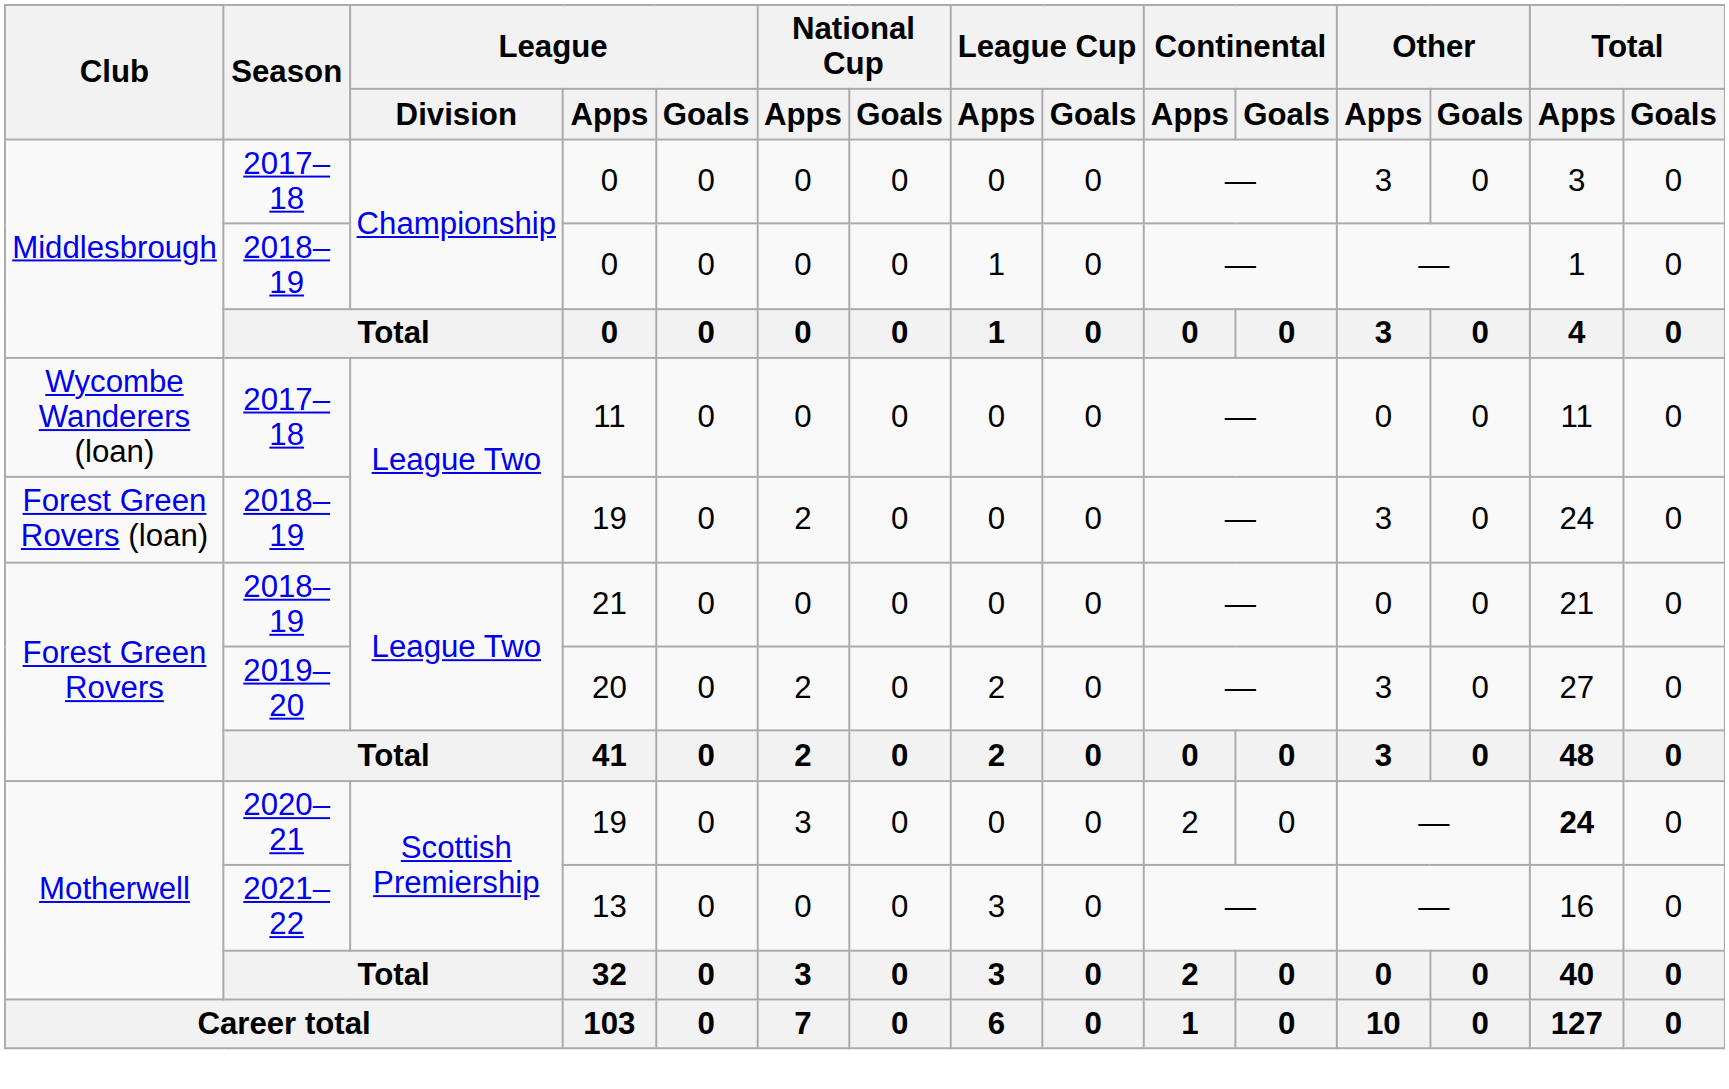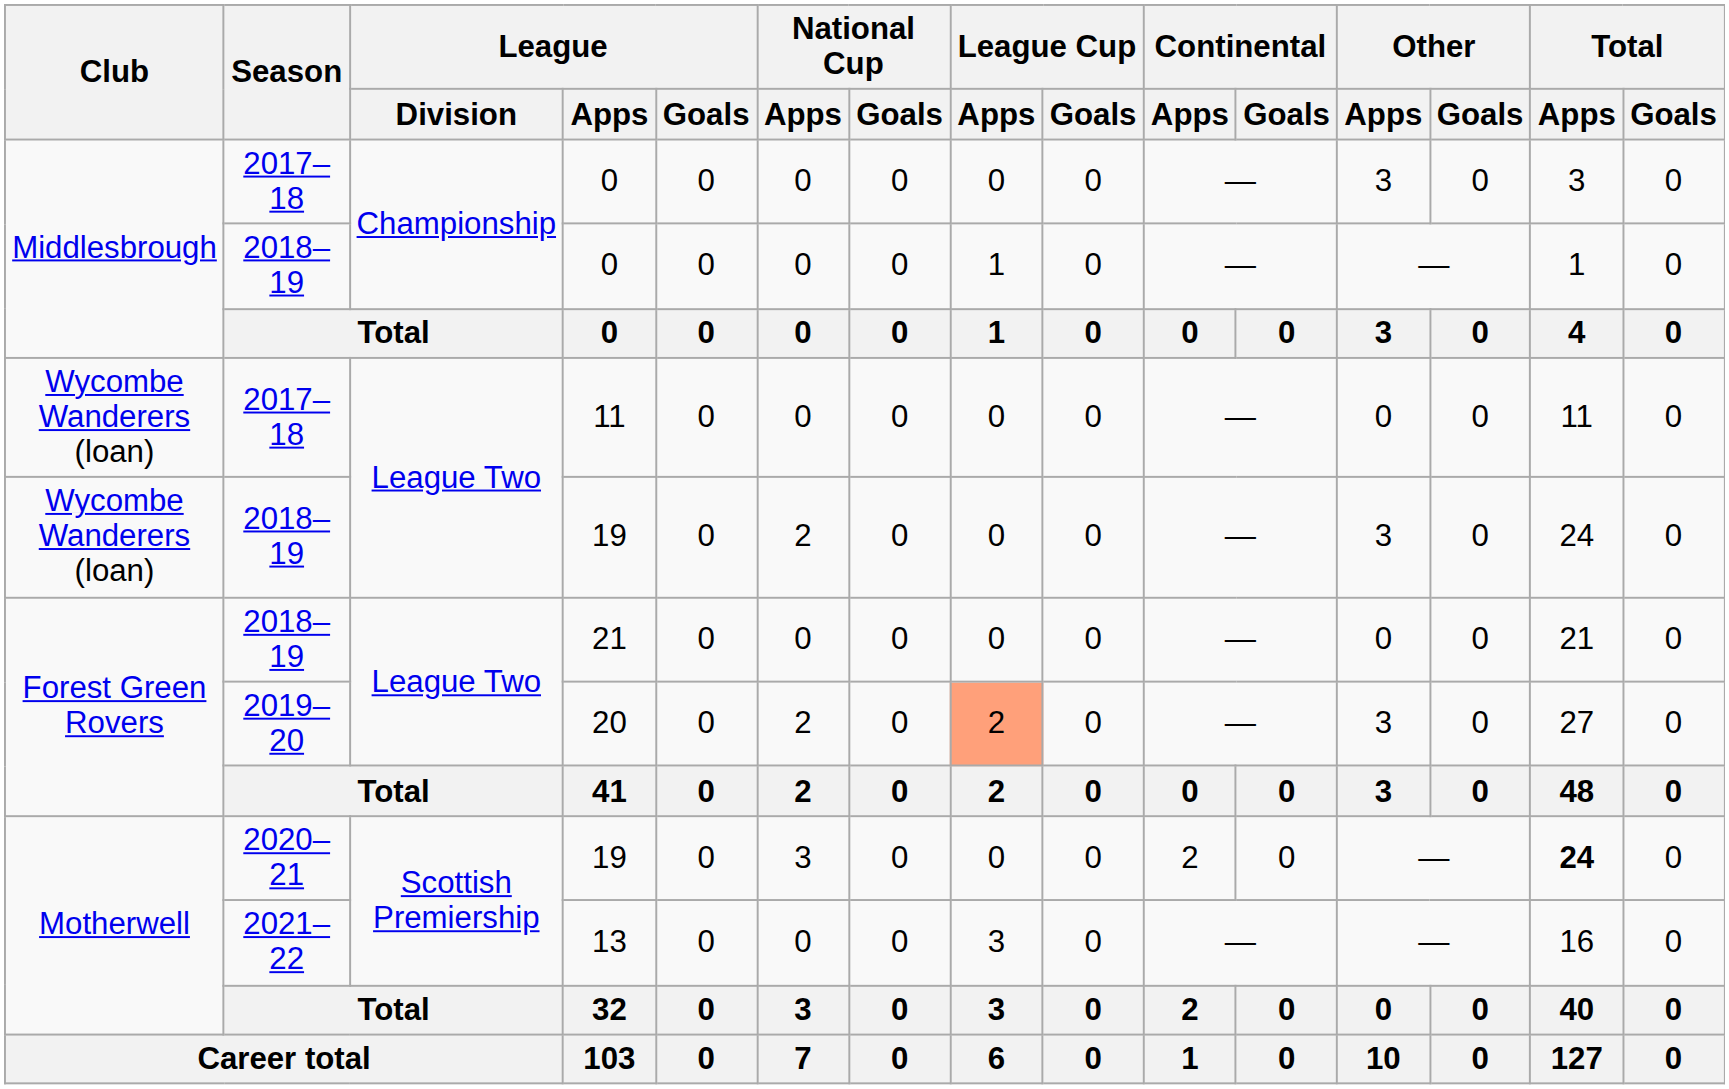(114, 519) Forest Green Rovers (loan) -> (114, 536) Wycombe Wanderers (loan)
(996, 688) no background -> (996, 723) lightsalmon background
